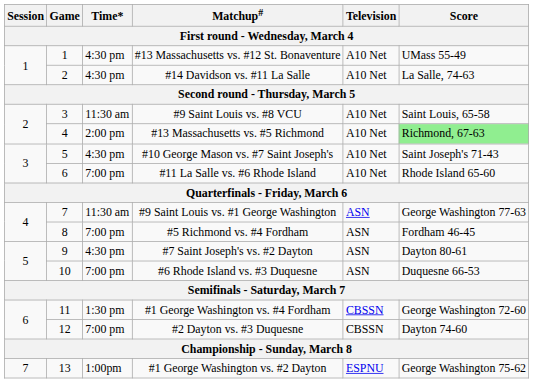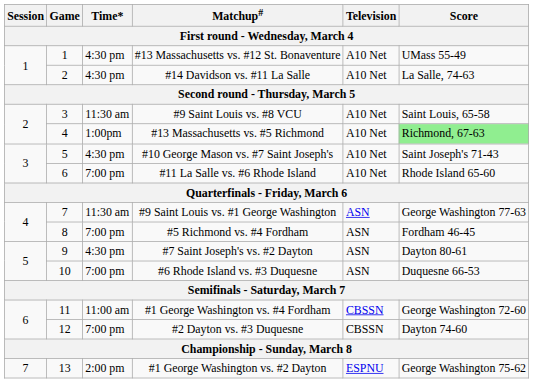(105, 134) 2:00 pm -> (103, 134) 1:00pm
(105, 310) 1:30 pm -> (107, 310) 11:00 am
(103, 368) 1:00pm -> (105, 368) 2:00 pm
